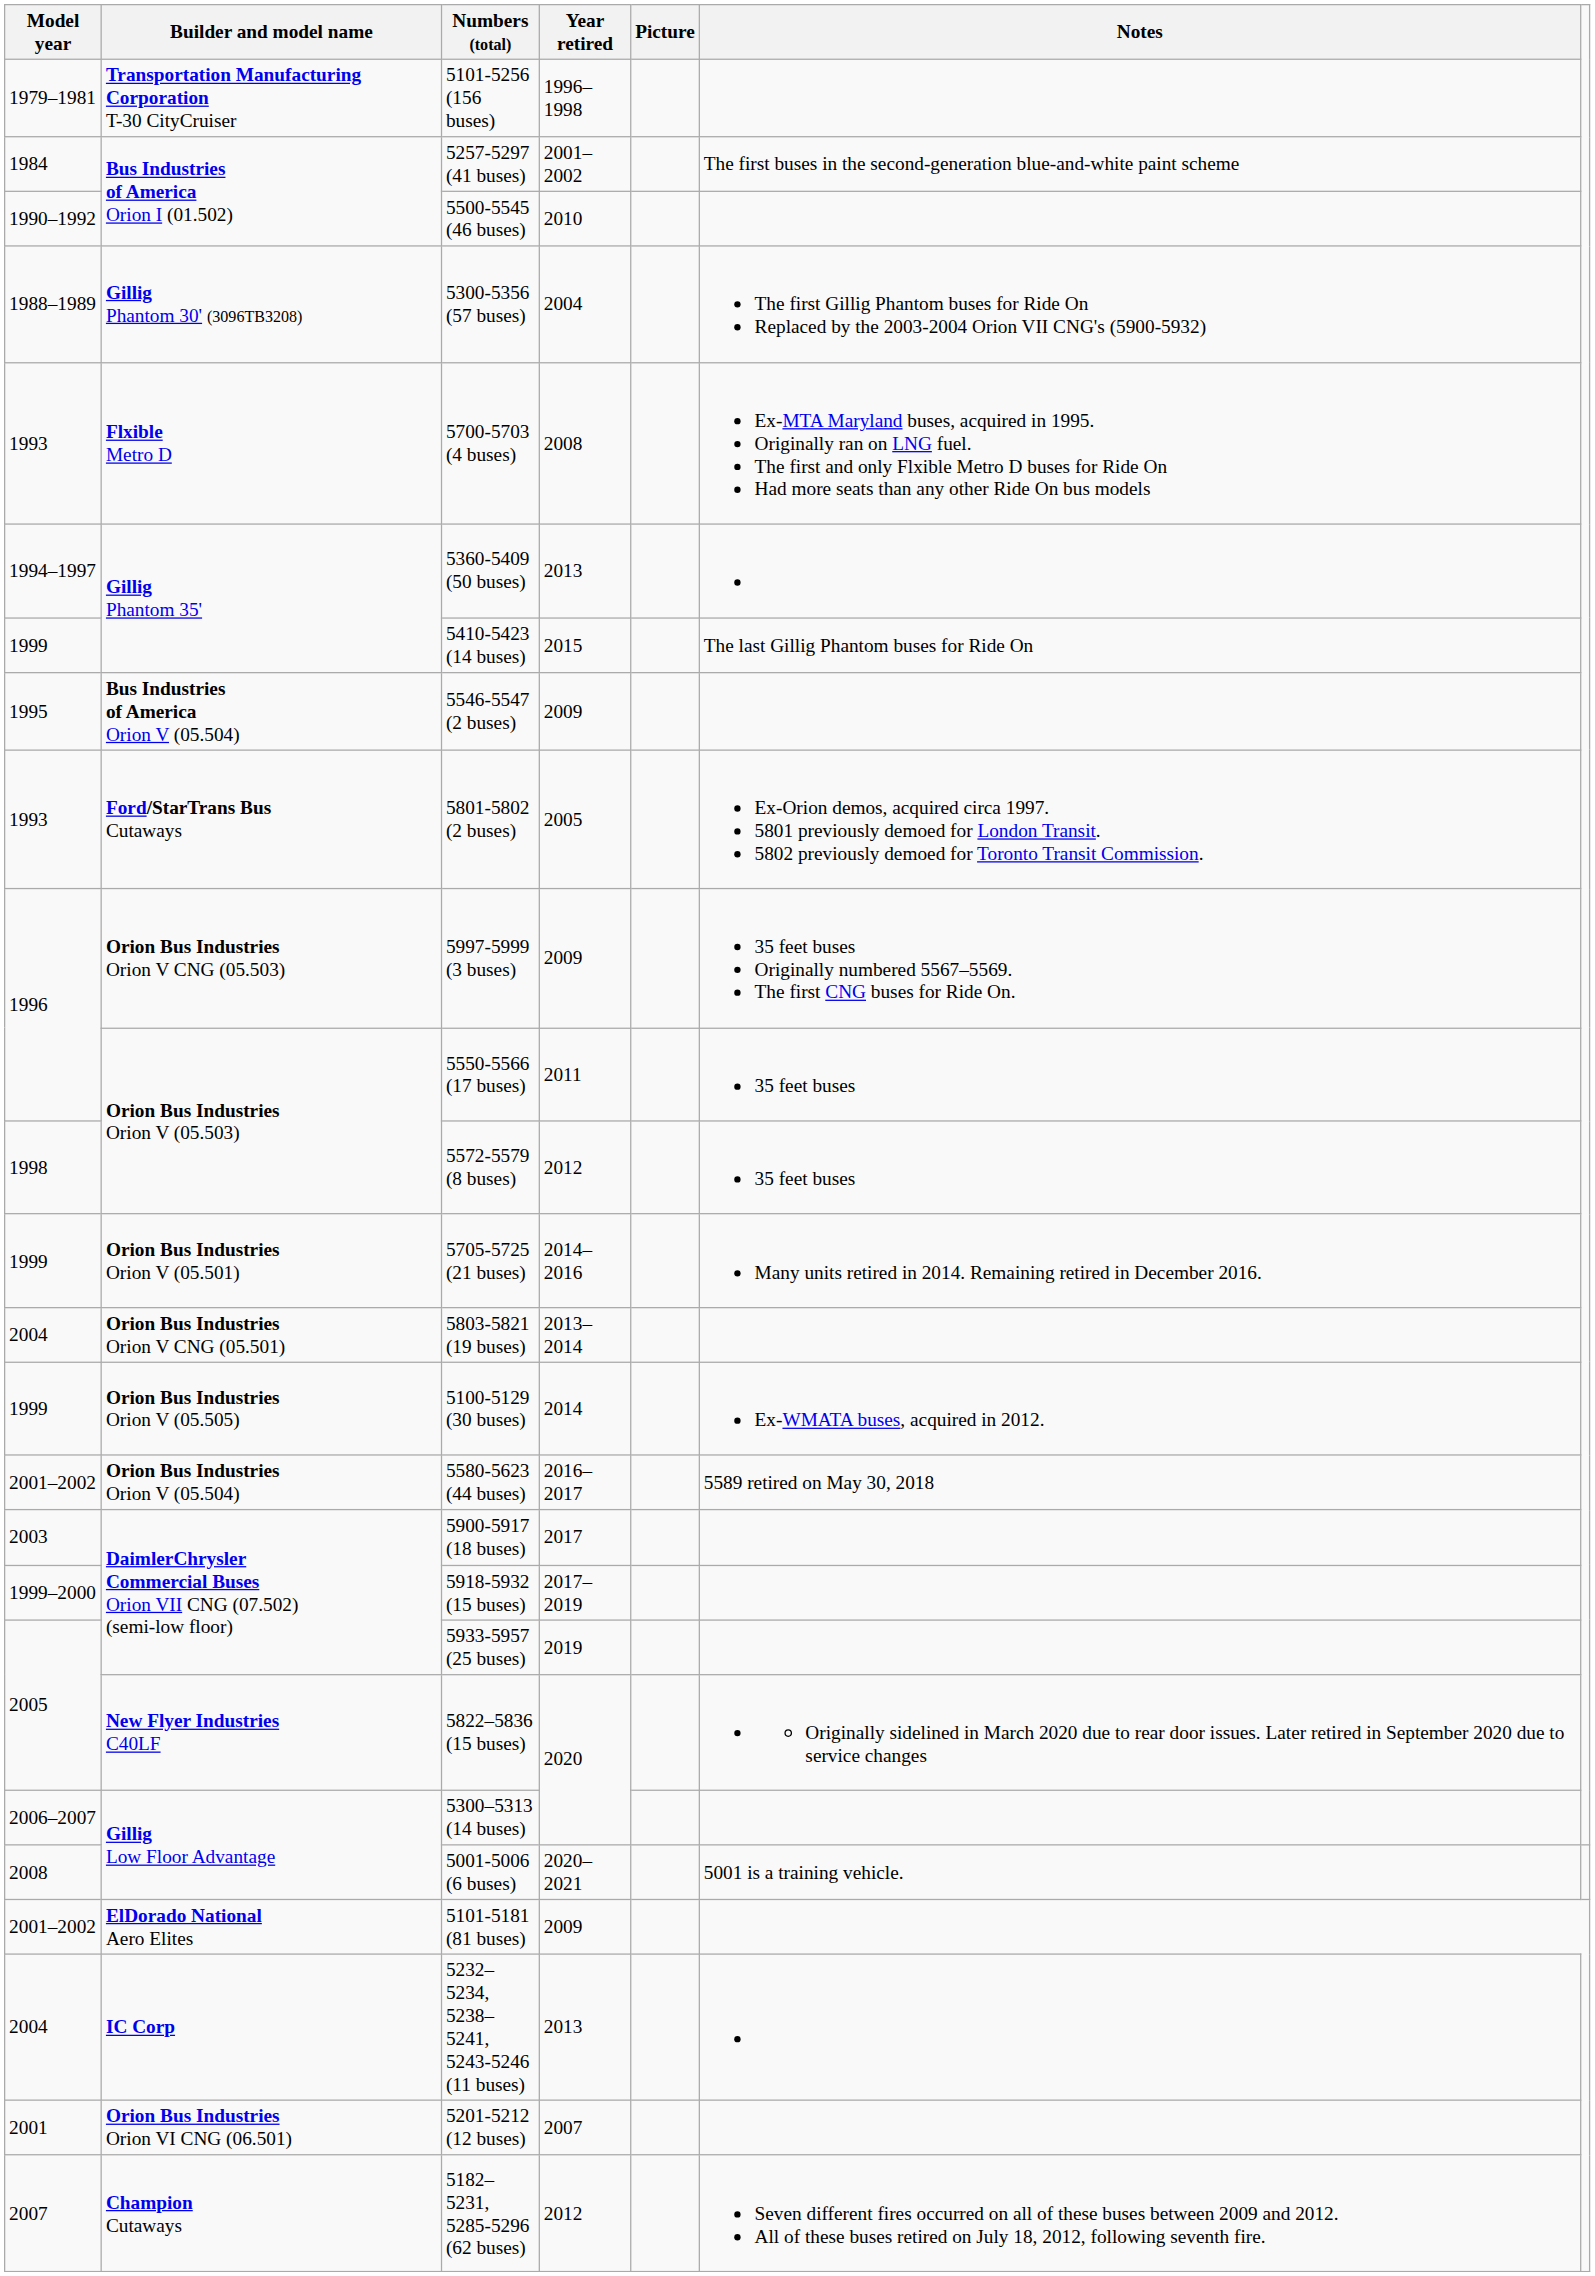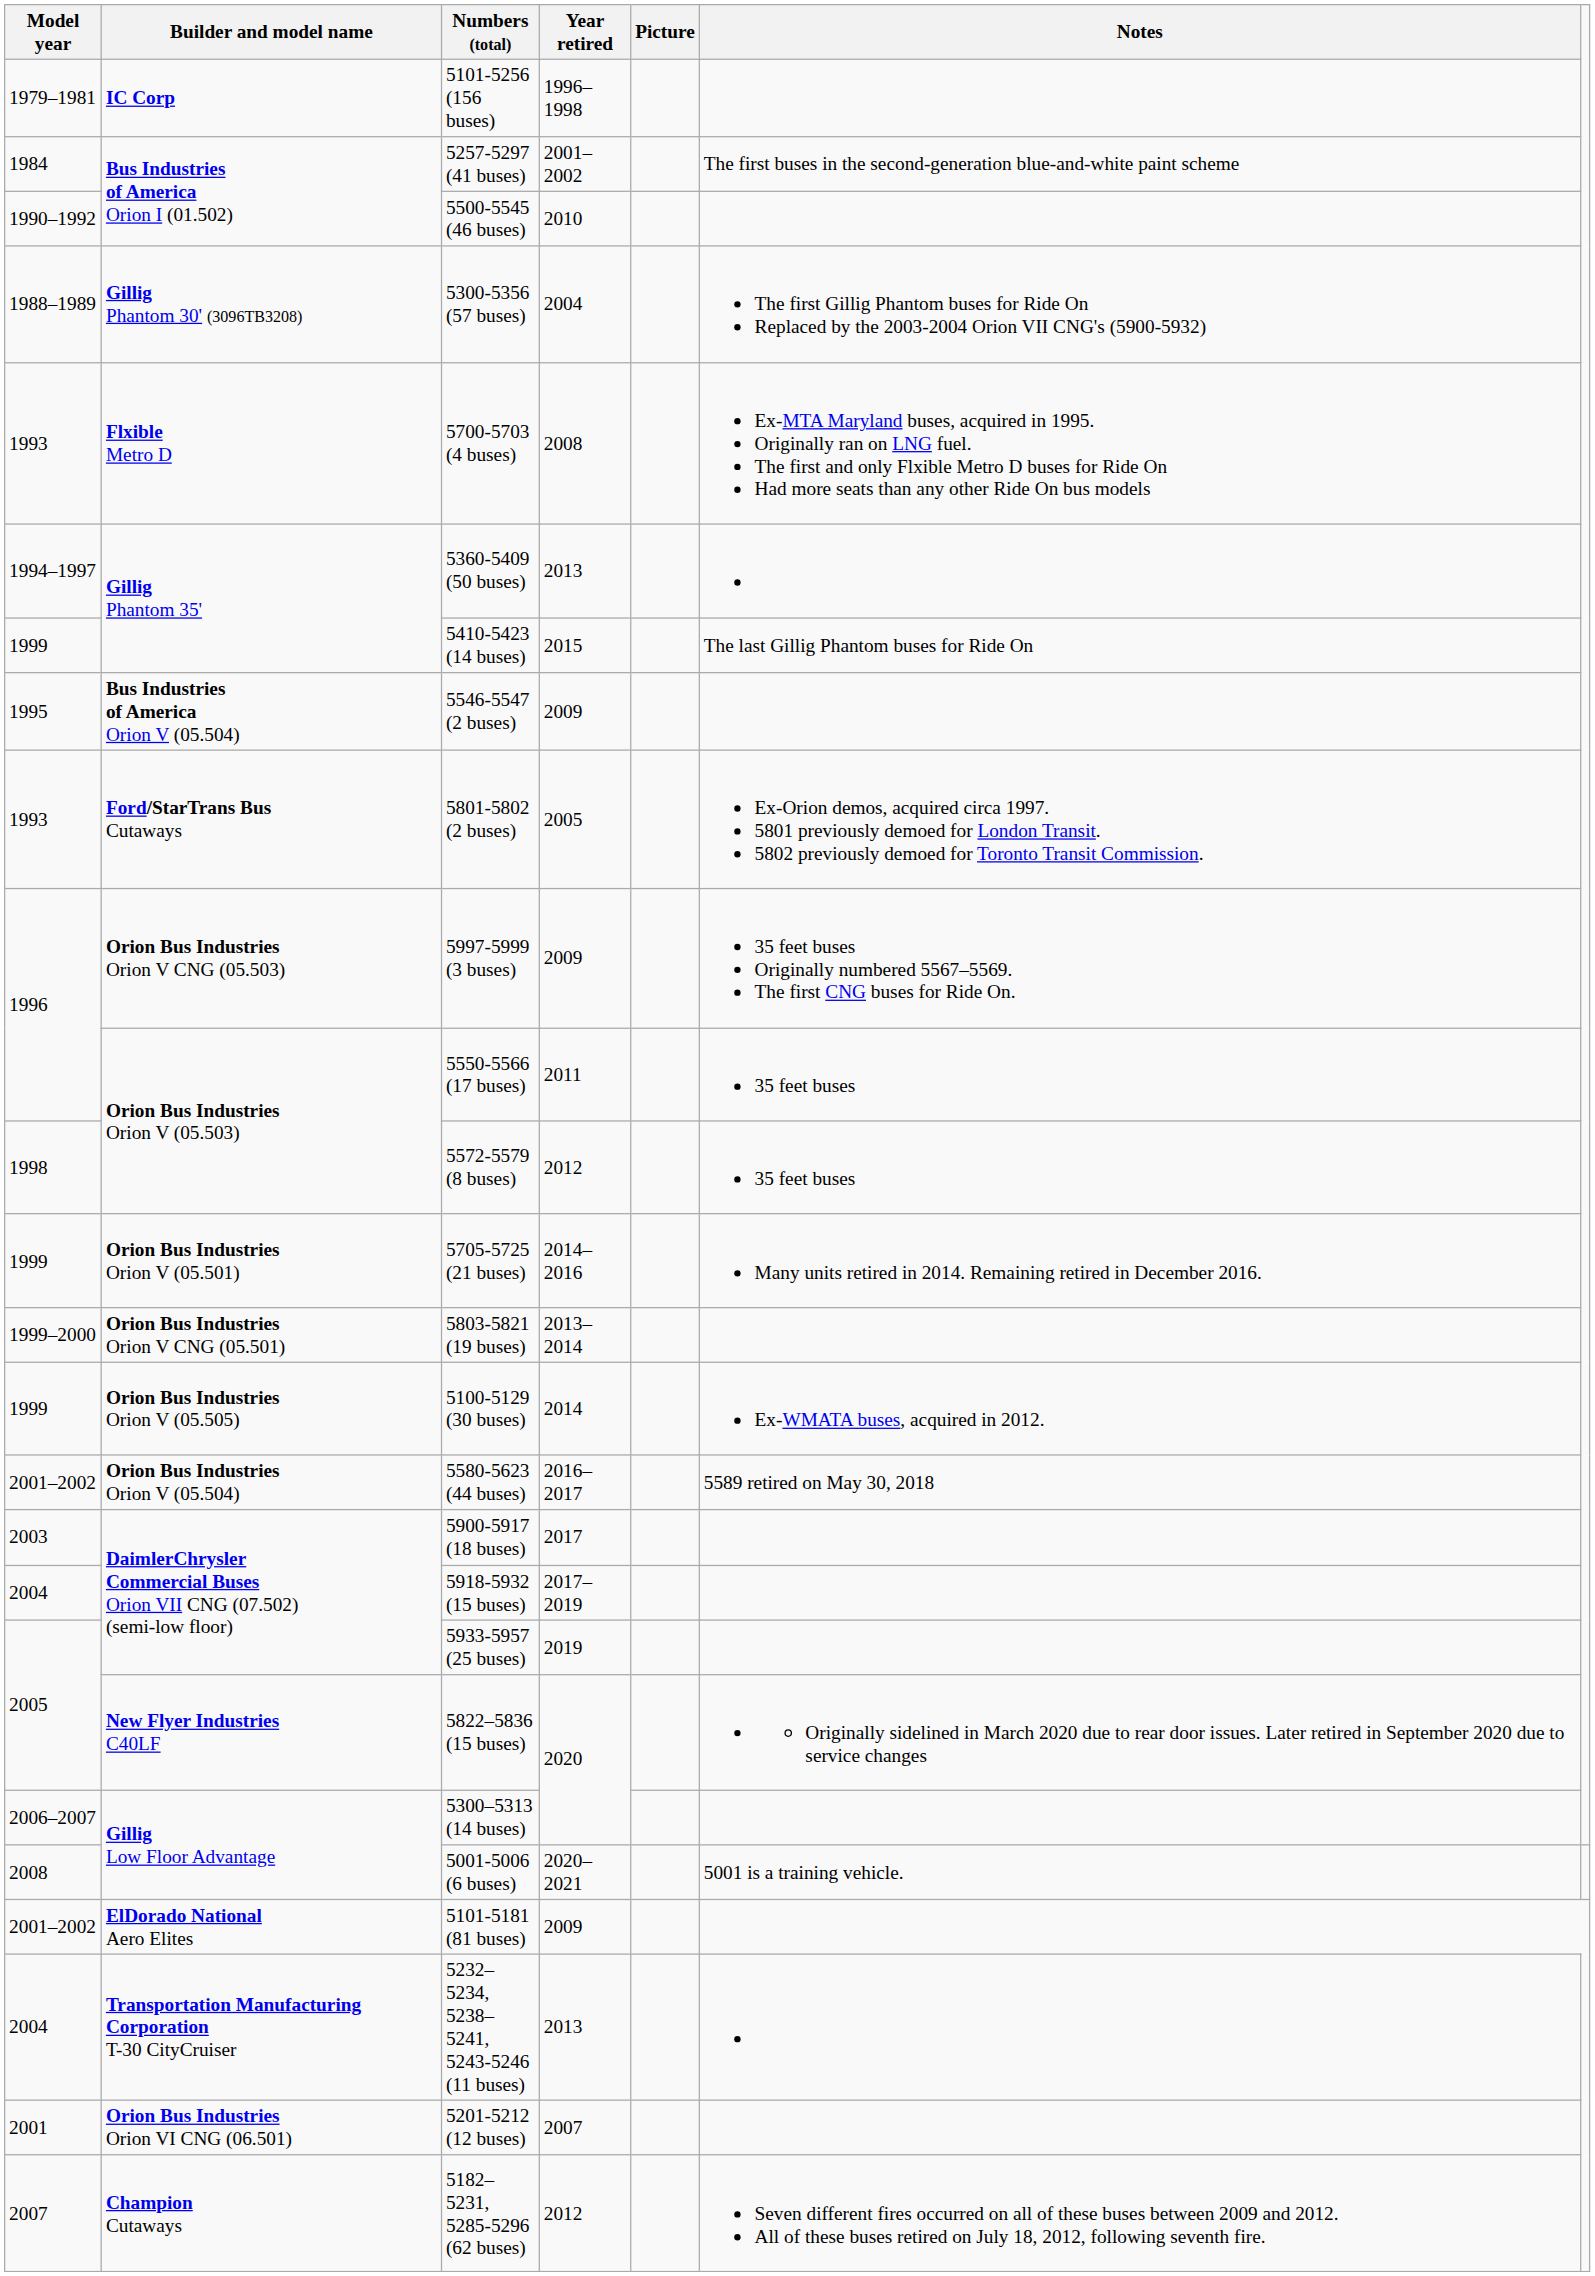(234, 98) Transportation Manufacturing Corporation T-30 CityCruiser -> (140, 98) IC Corp
(28, 1334) 2004 -> (53, 1334) 1999–2000
(53, 1592) 1999–2000 -> (28, 1592) 2004
(140, 2027) IC Corp -> (234, 2027) Transportation Manufacturing Corporation T-30 CityCruiser
